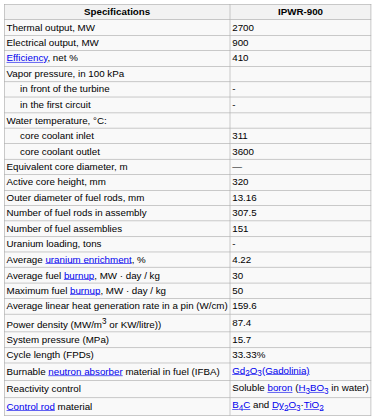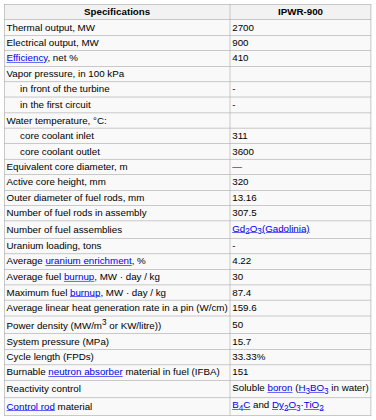(240, 228) 151 -> (271, 230) Gd2O3(Gadolinia)
(238, 290) 50 -> (242, 292) 87.4
(242, 323) 87.4 -> (238, 325) 50
(271, 372) Gd2O3(Gadolinia) -> (240, 372) 151
